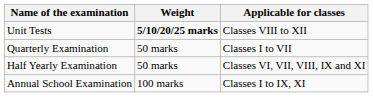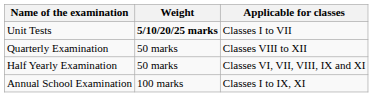(265, 30) Classes VIII to XII -> (257, 30) Classes I to VII
(257, 48) Classes I to VII -> (265, 48) Classes VIII to XII
